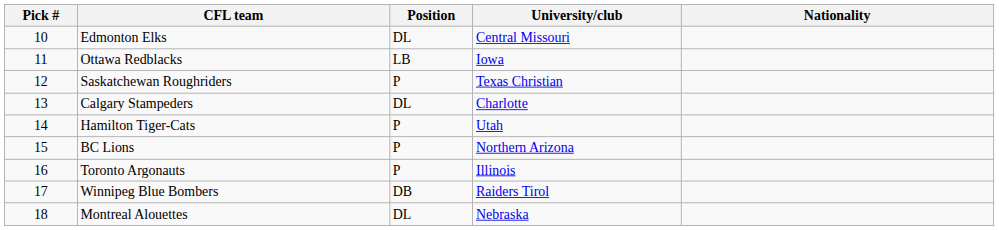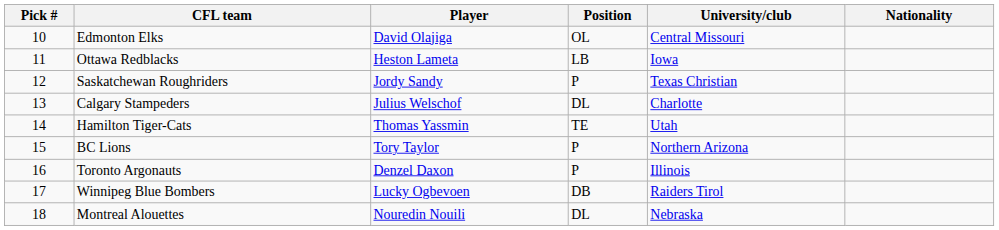+ column: (469, 15)
(402, 37) DL -> (581, 37) OL
(397, 125) P -> (580, 125) TE
